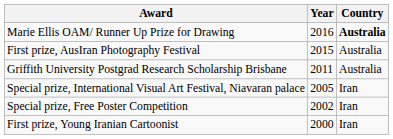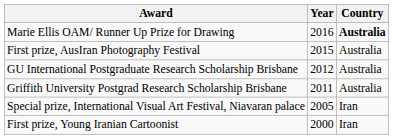+ row: (153, 69)
- row: (97, 106)
